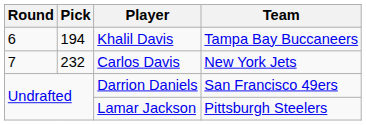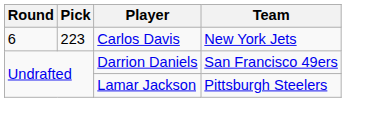- row: (135, 39)
(12, 62) 7 -> (12, 39) 6
(73, 62) 232 -> (73, 39) 223
